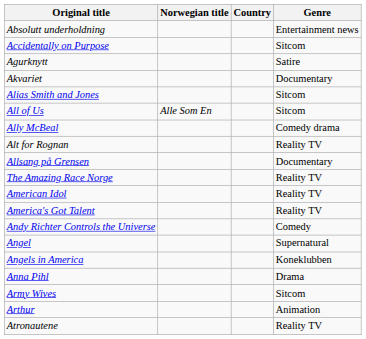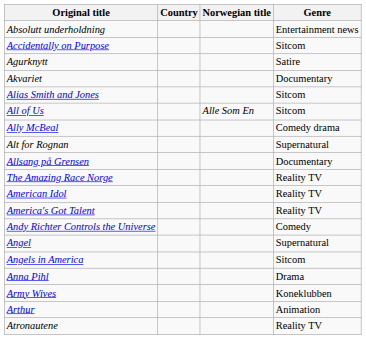columns swapped: (252, 12) <-> (194, 12)
(299, 144) Reality TV -> (302, 144) Supernatural
(304, 260) Koneklubben -> (291, 260) Sitcom
(291, 293) Sitcom -> (304, 293) Koneklubben
